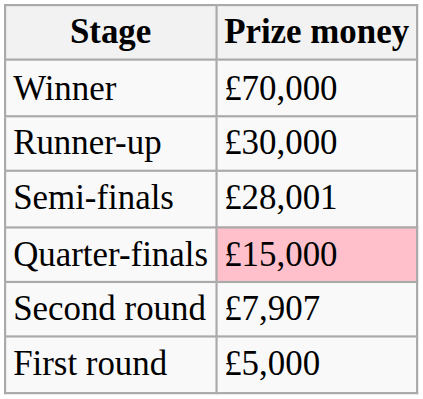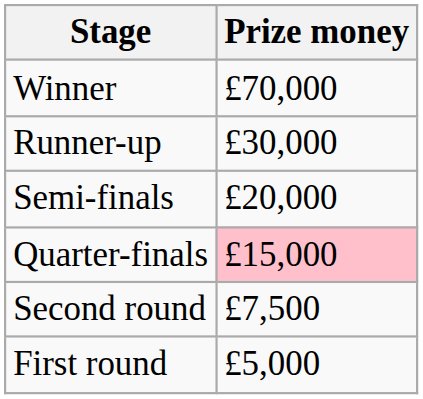(281, 198) £28,001 -> (281, 198) £20,000
(272, 308) £7,907 -> (272, 308) £7,500
